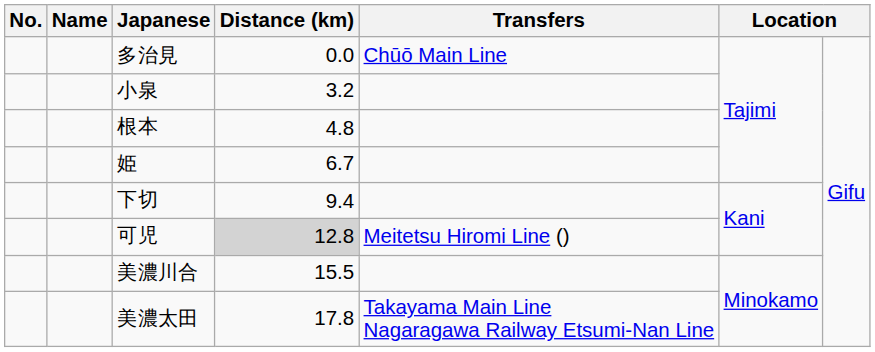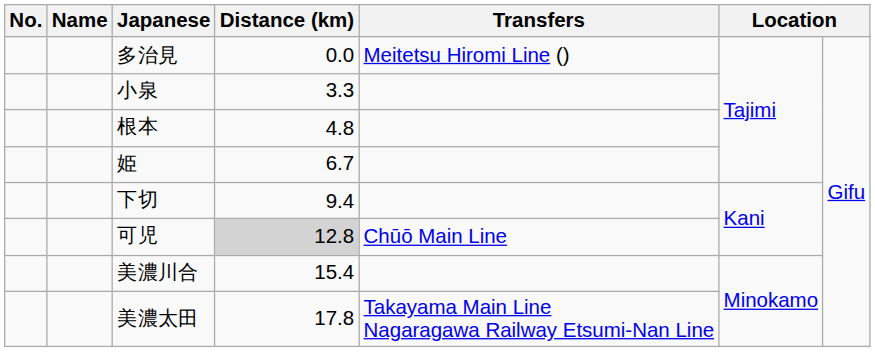(435, 55) Chūō Main Line -> (467, 55) Meitetsu Hiromi Line ()
(340, 91) 3.2 -> (340, 91) 3.3
(467, 236) Meitetsu Hiromi Line () -> (435, 236) Chūō Main Line
(334, 273) 15.5 -> (334, 273) 15.4
